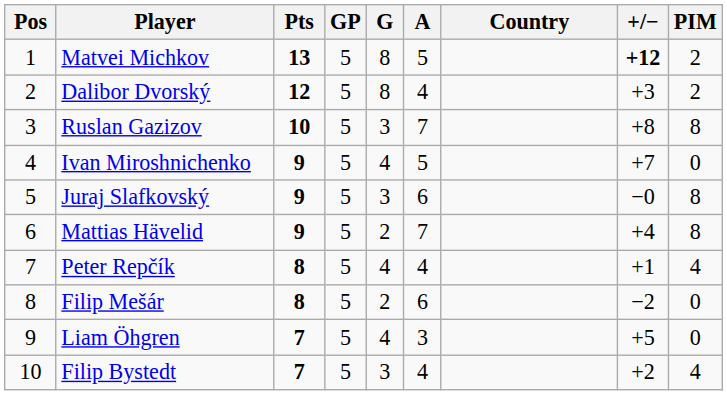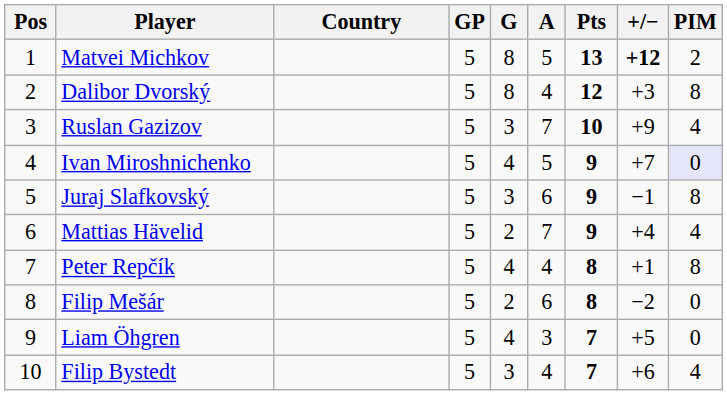columns swapped: (529, 22) <-> (299, 22)
(695, 92) 2 -> (695, 92) 8
(643, 127) +8 -> (643, 127) +9
(695, 127) 8 -> (695, 127) 4
(695, 162) no background -> (695, 162) lavender background
(643, 197) −0 -> (643, 197) −1
(695, 232) 8 -> (695, 232) 4
(695, 267) 4 -> (695, 267) 8
(643, 372) +2 -> (643, 372) +6
